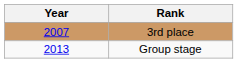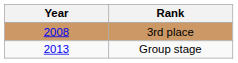(56, 32) 2007 -> (56, 32) 2008
